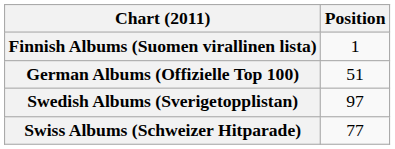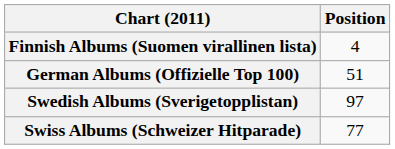(355, 46) 1 -> (355, 46) 4
